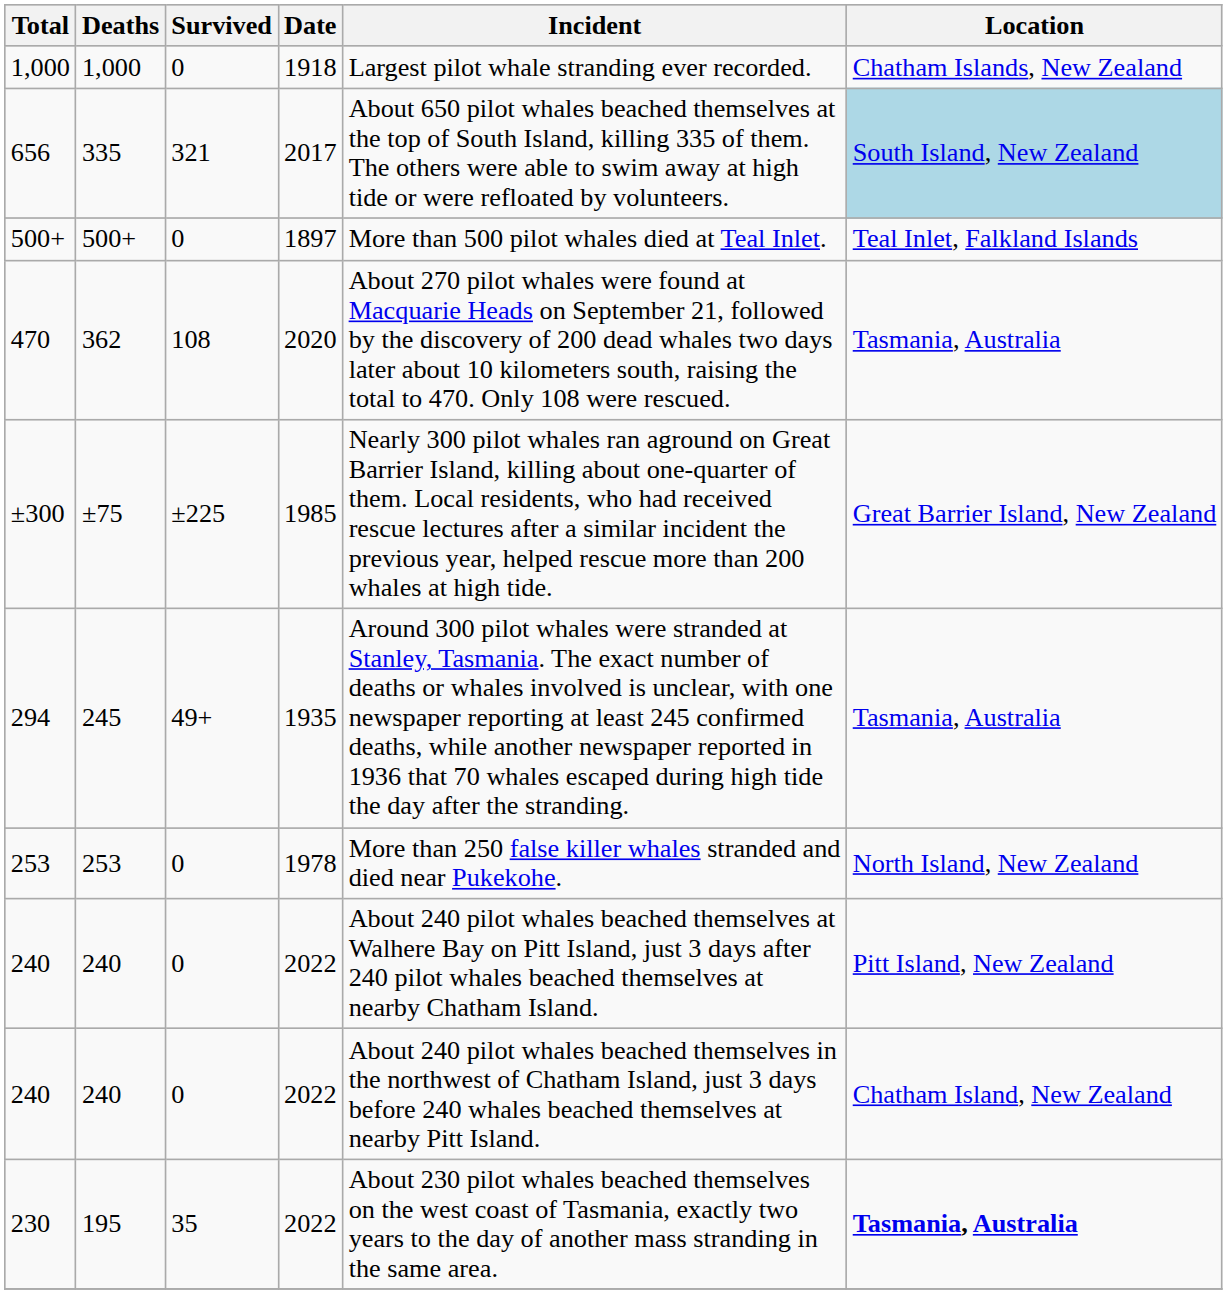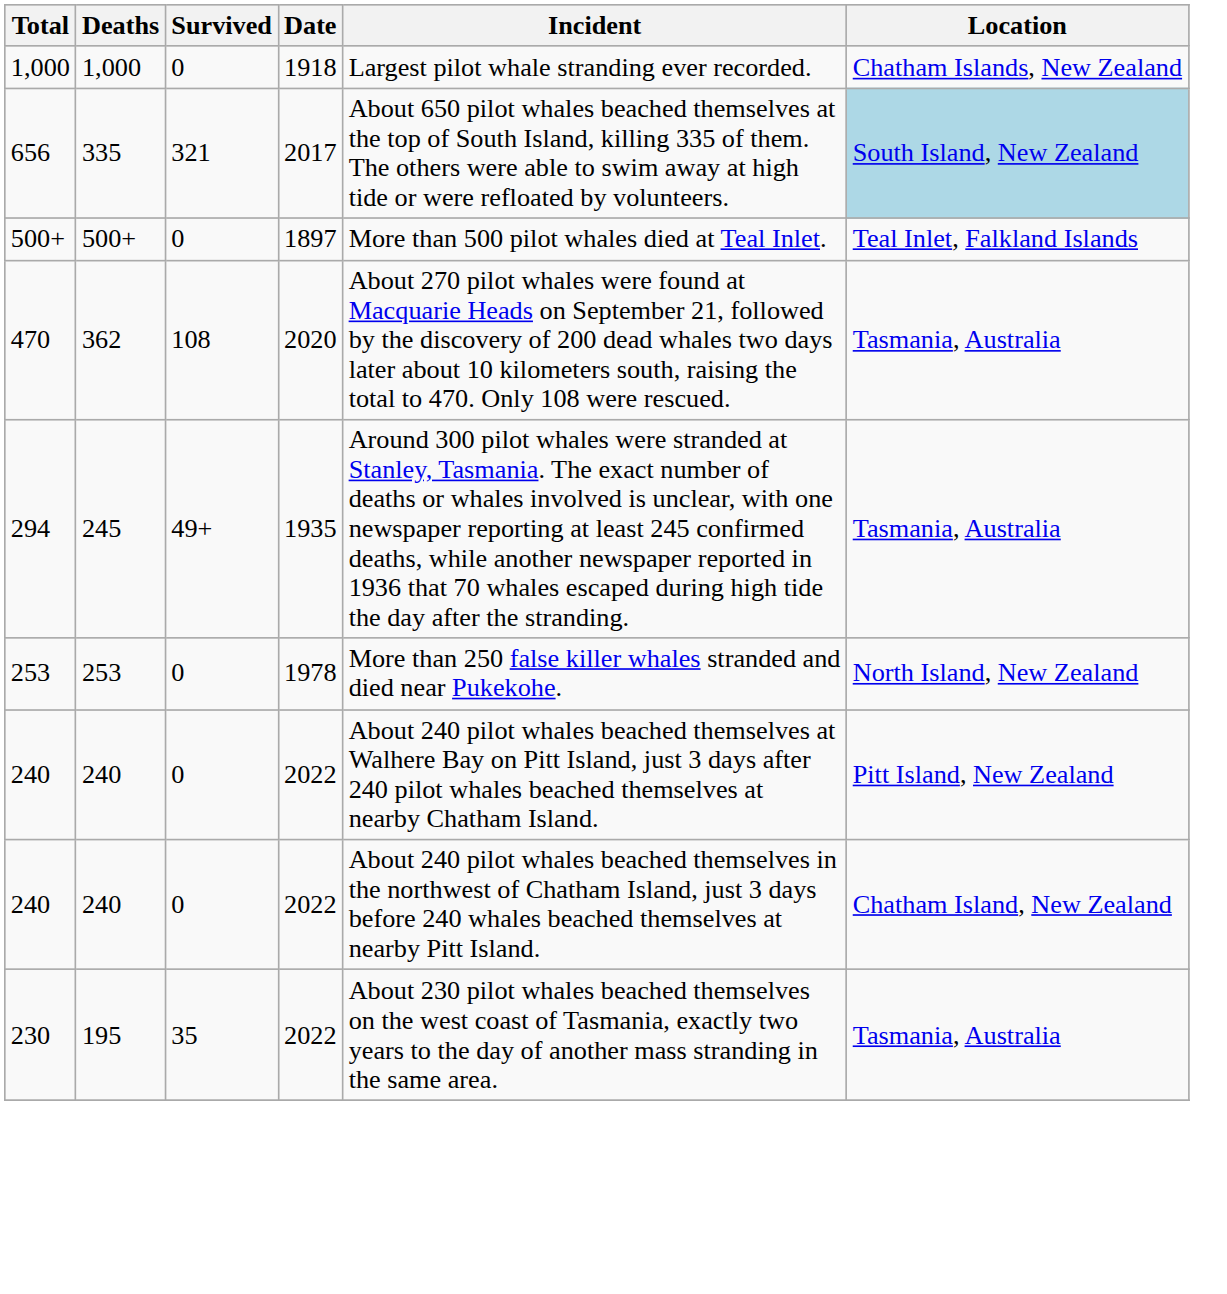- row: (38, 513)
(965, 1223) bold -> (957, 1034) normal
